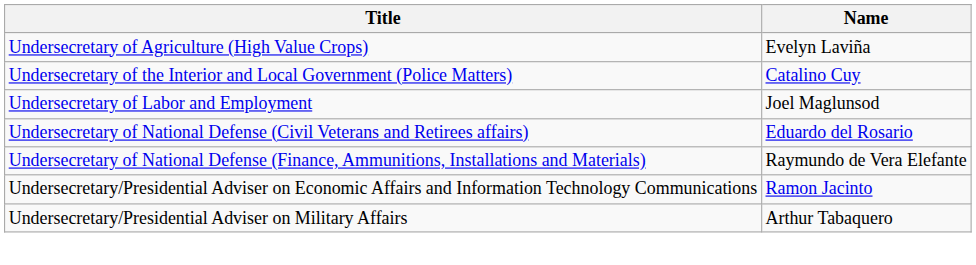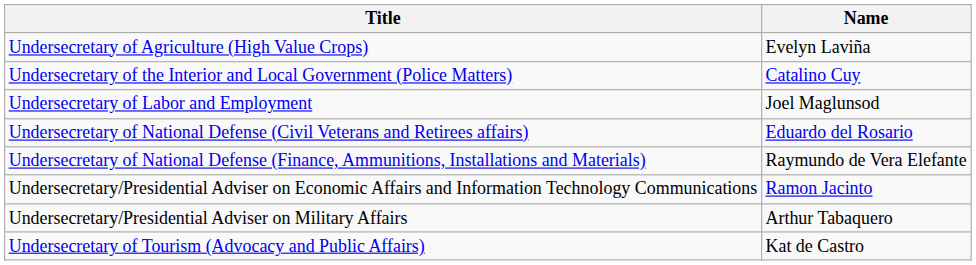+ row: (217, 246)
